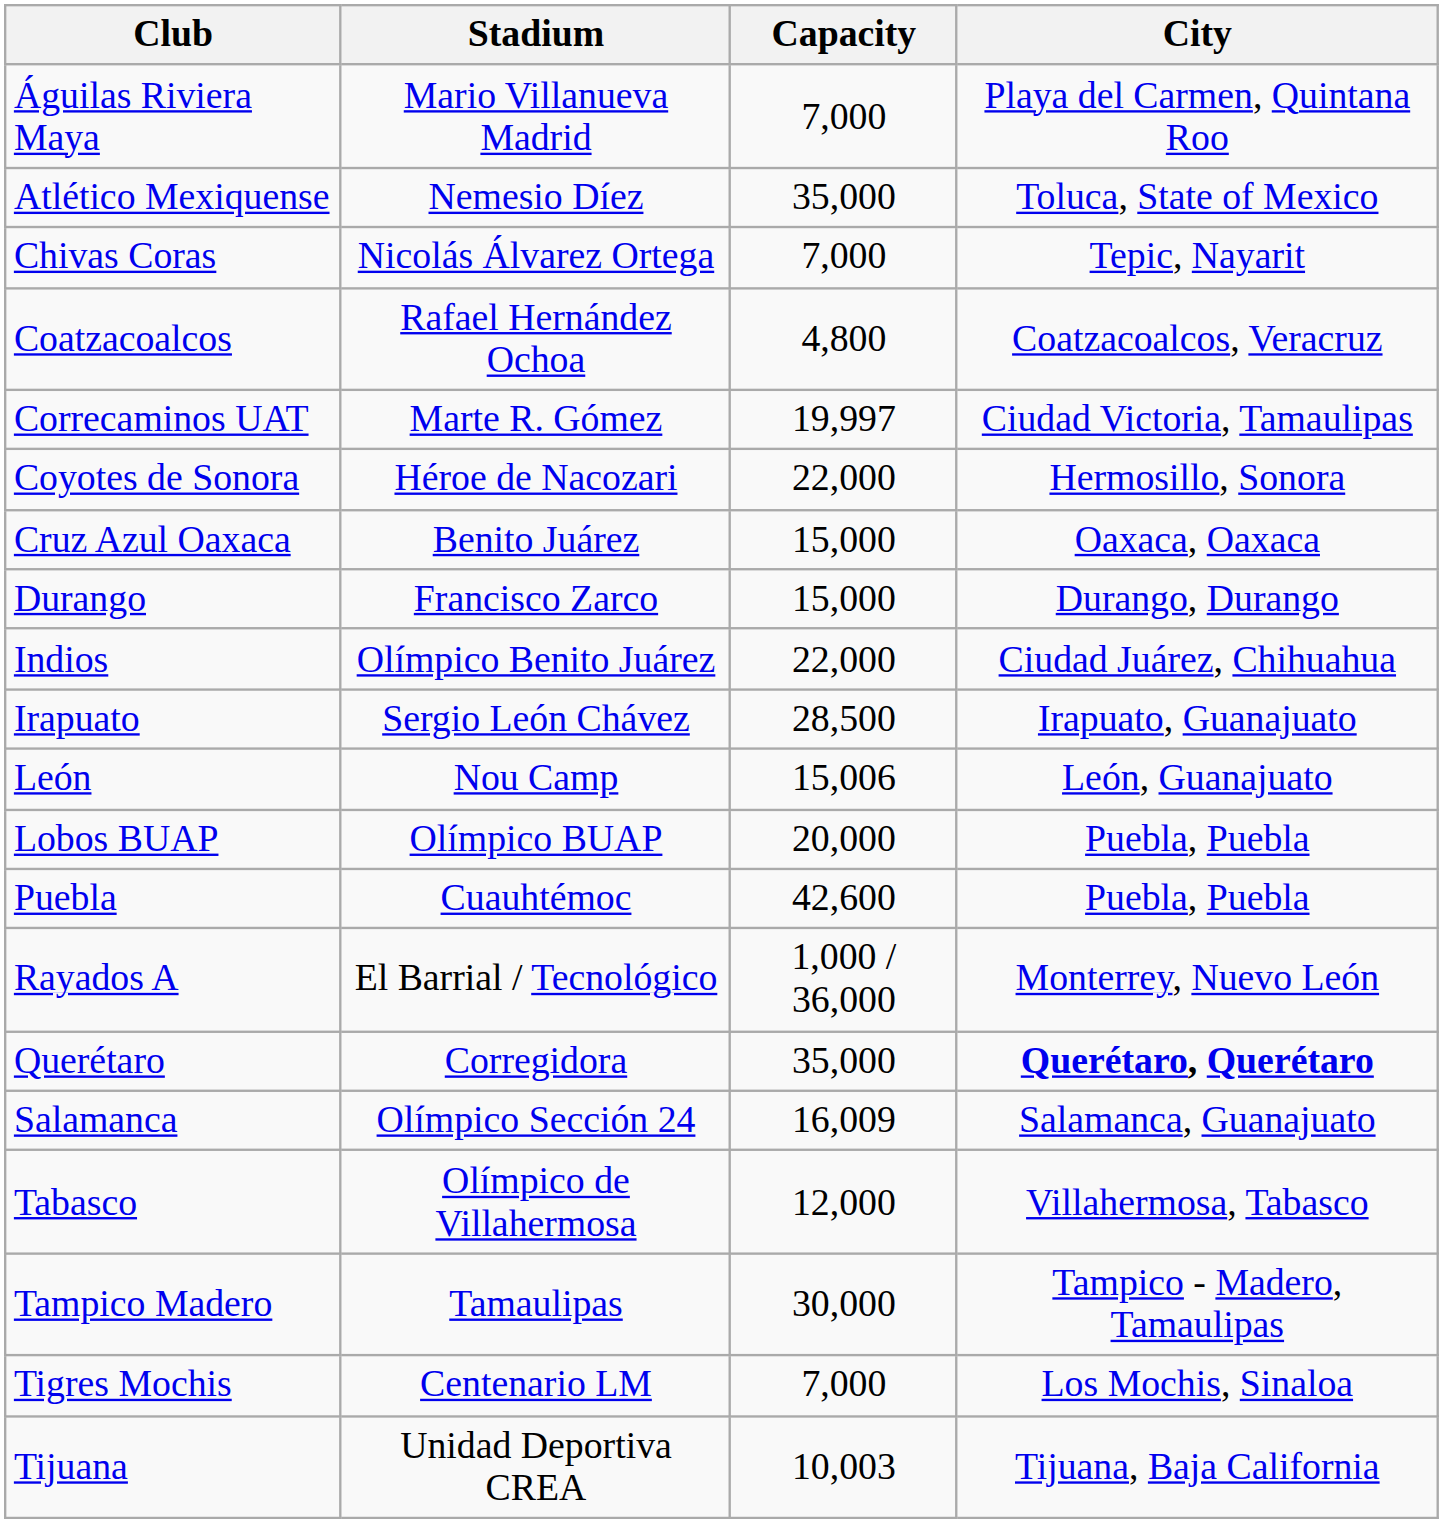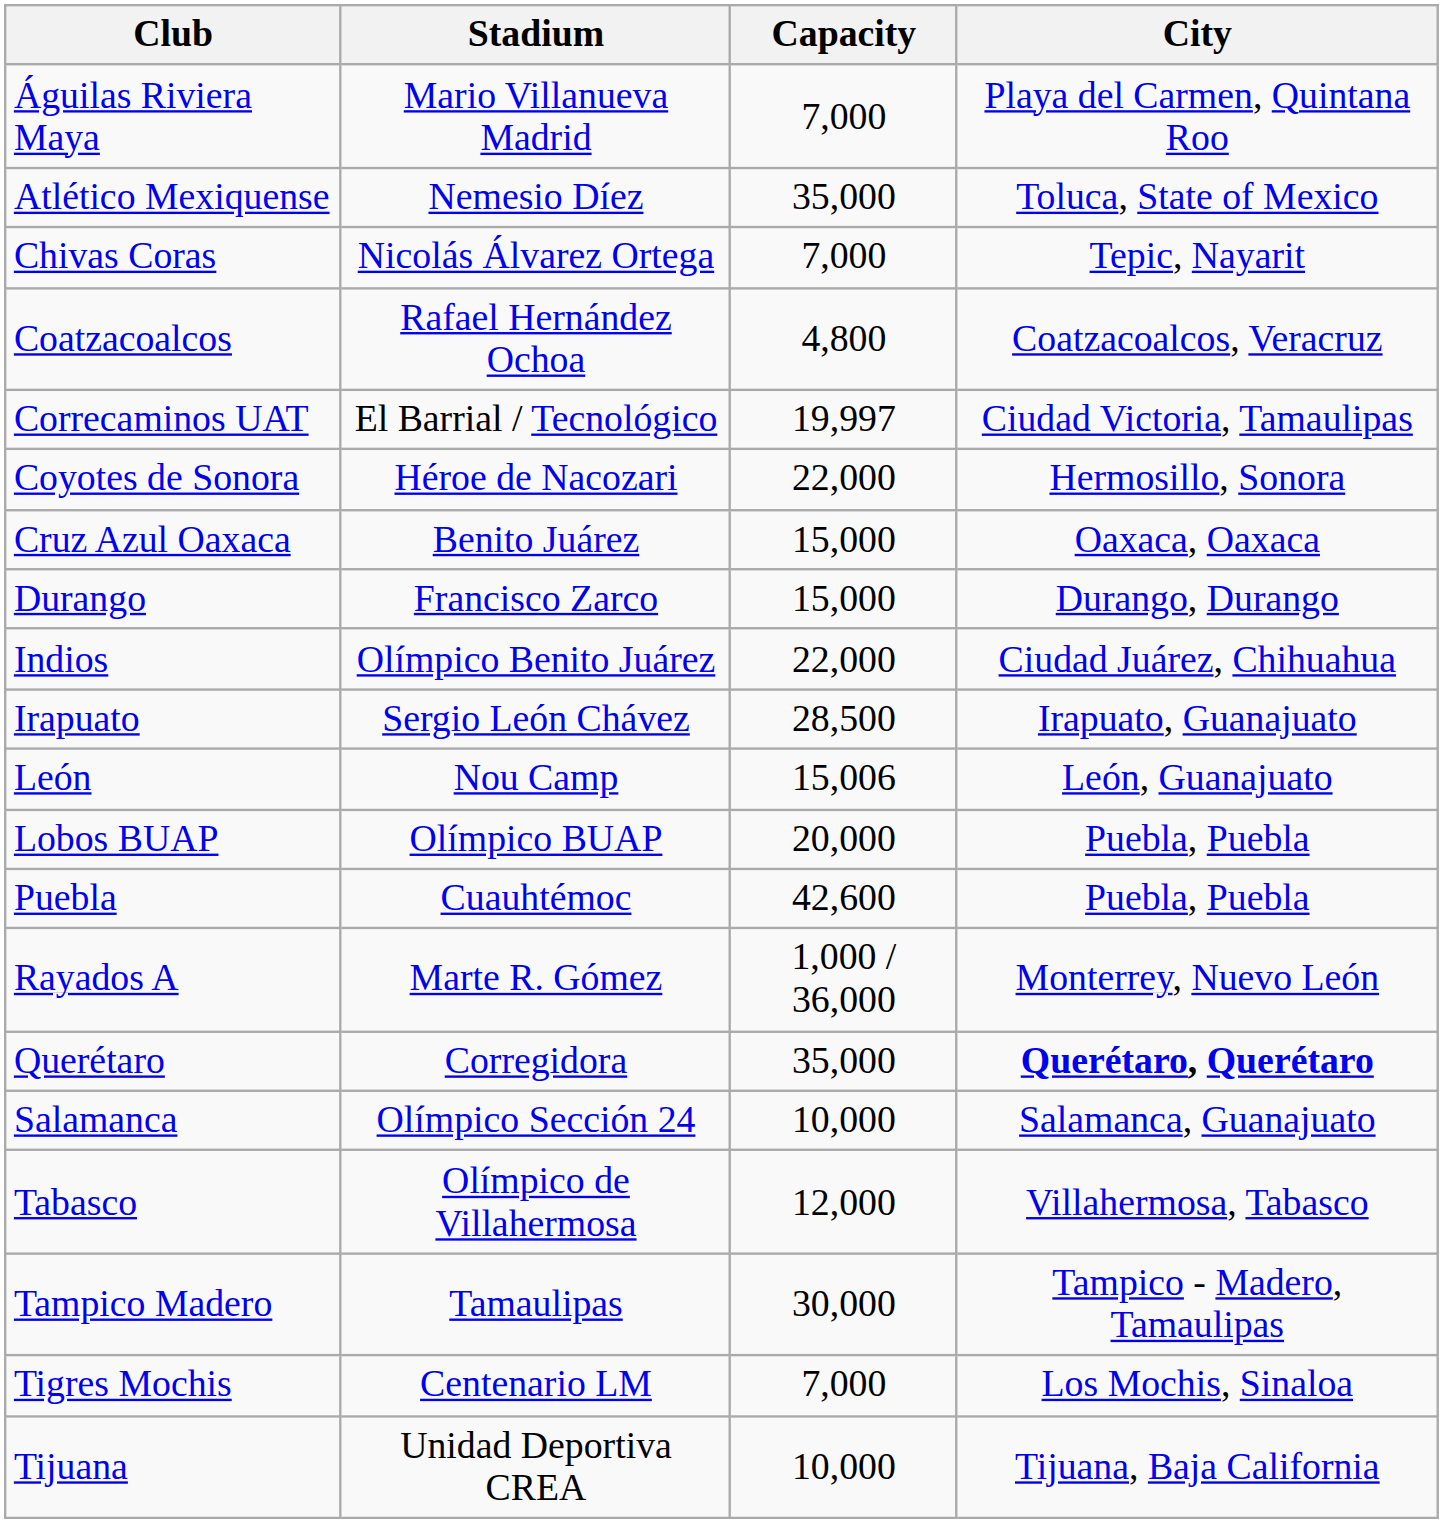(536, 418) Marte R. Gómez -> (536, 418) El Barrial / Tecnológico
(536, 979) El Barrial / Tecnológico -> (536, 979) Marte R. Gómez
(844, 1120) 16,009 -> (844, 1120) 10,000
(844, 1465) 10,003 -> (844, 1465) 10,000
